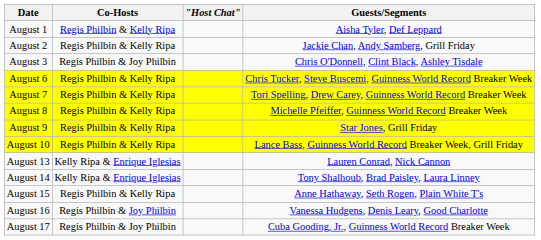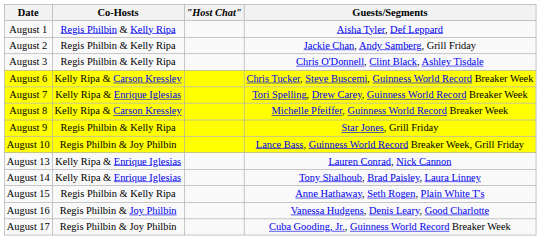(118, 62) Regis Philbin & Joy Philbin -> (118, 62) Regis Philbin & Kelly Ripa
(118, 78) Regis Philbin & Kelly Ripa -> (118, 78) Kelly Ripa & Carson Kressley
(118, 95) Regis Philbin & Kelly Ripa -> (118, 95) Kelly Ripa & Enrique Iglesias
(118, 111) Regis Philbin & Kelly Ripa -> (118, 111) Kelly Ripa & Carson Kressley
(118, 144) Regis Philbin & Kelly Ripa -> (118, 144) Regis Philbin & Joy Philbin
